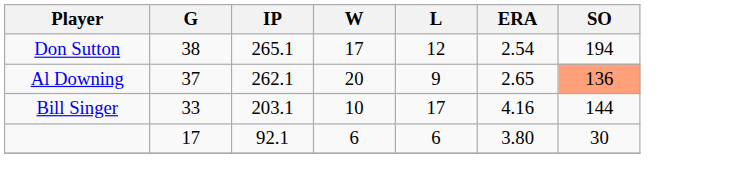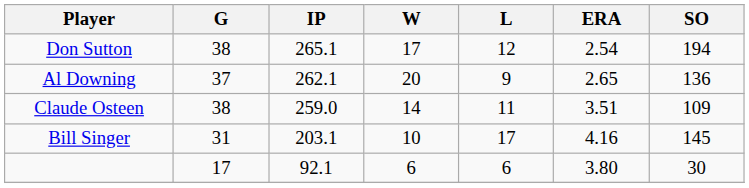(599, 78) lightsalmon background -> (696, 78) no background
+ row: (89, 108)
(191, 108) 33 -> (221, 138) 31
(599, 108) 144 -> (696, 138) 145
